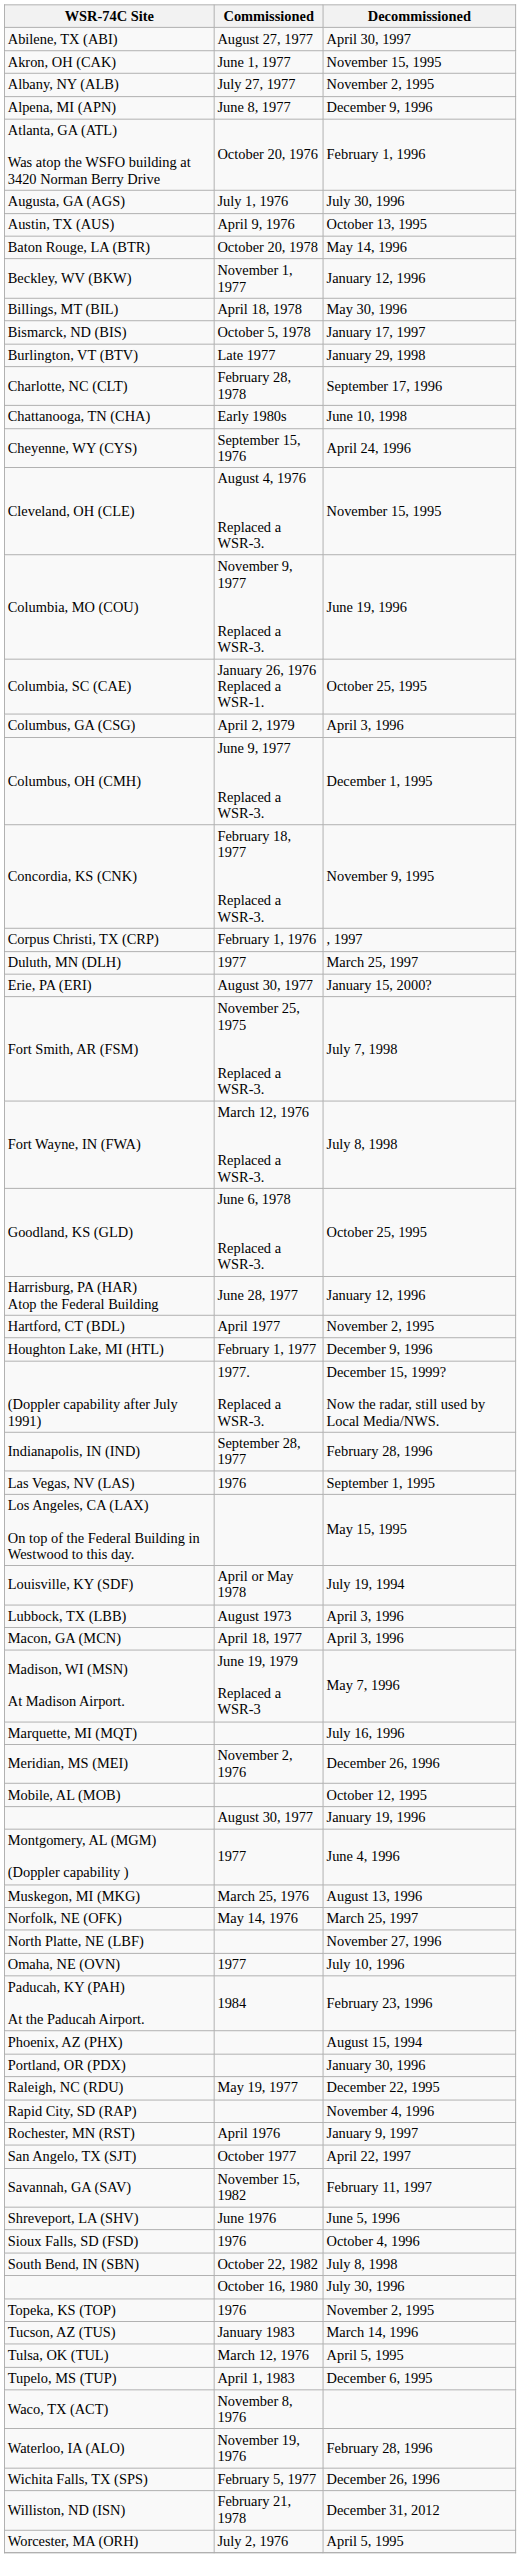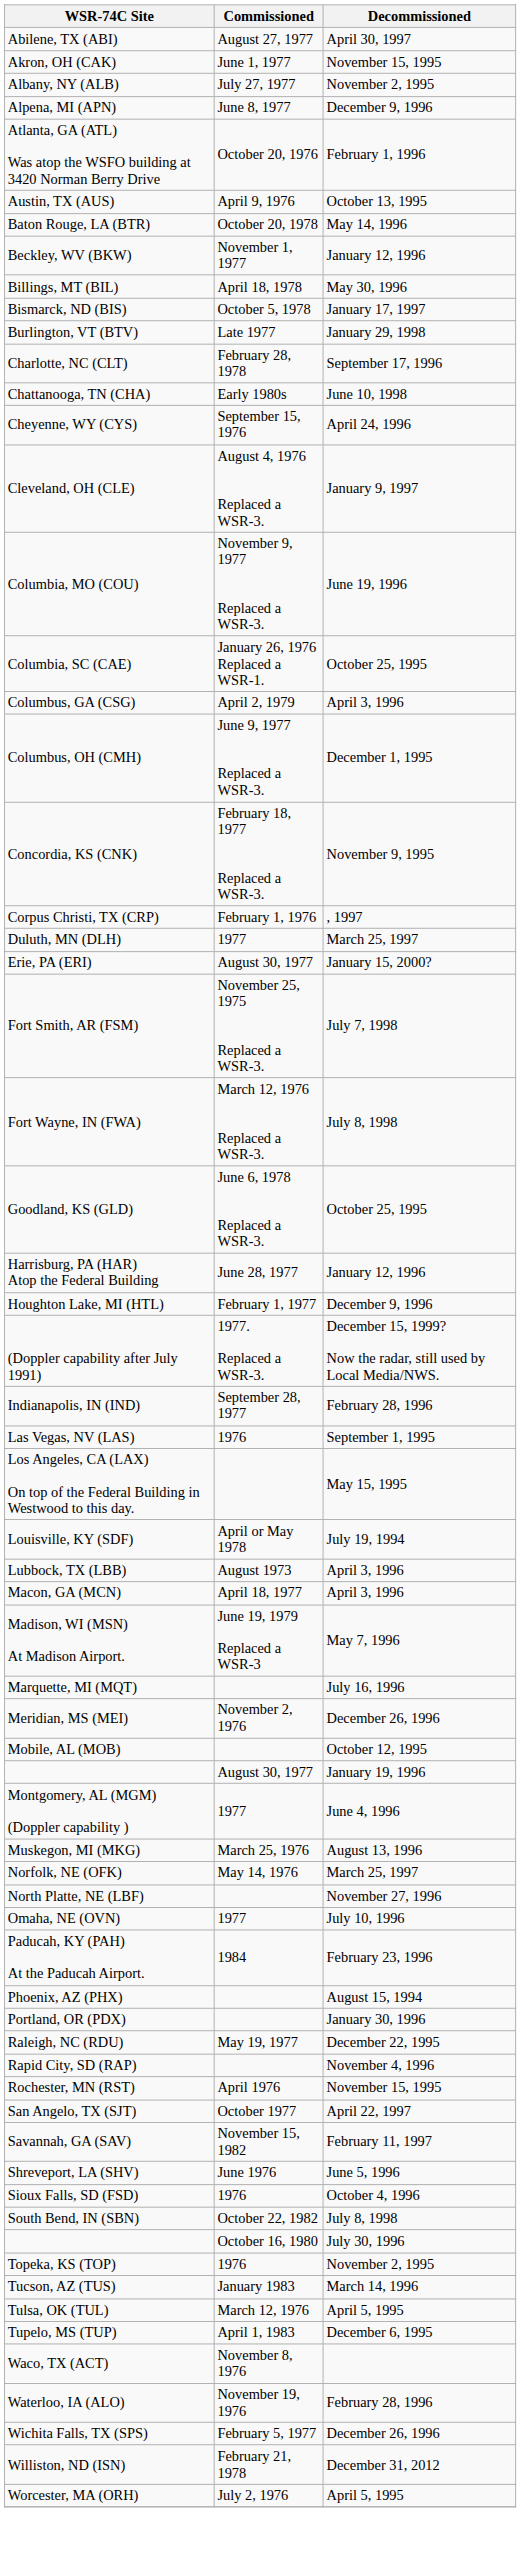- row: (66, 201)
(384, 511) November 15, 1995 -> (372, 488) January 9, 1997
- row: (66, 1326)
(372, 2133) January 9, 1997 -> (384, 2088) November 15, 1995
